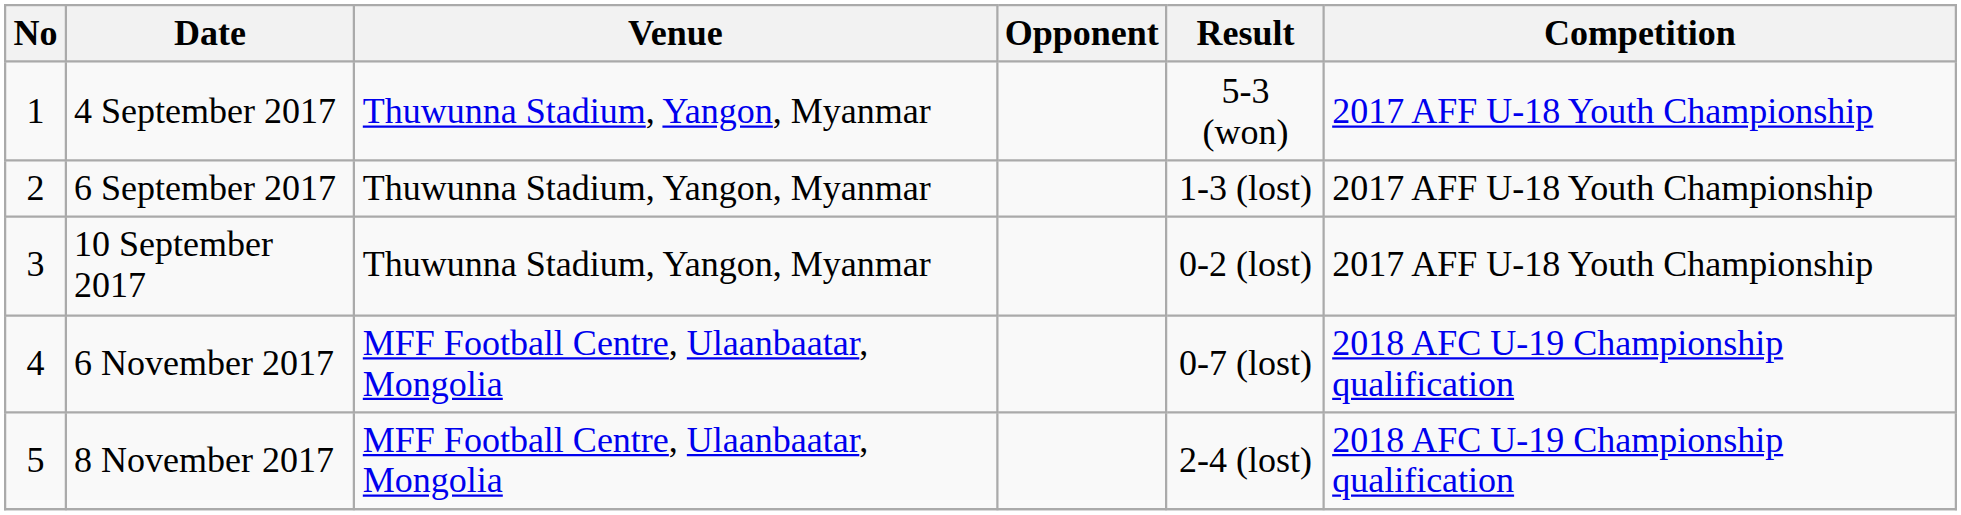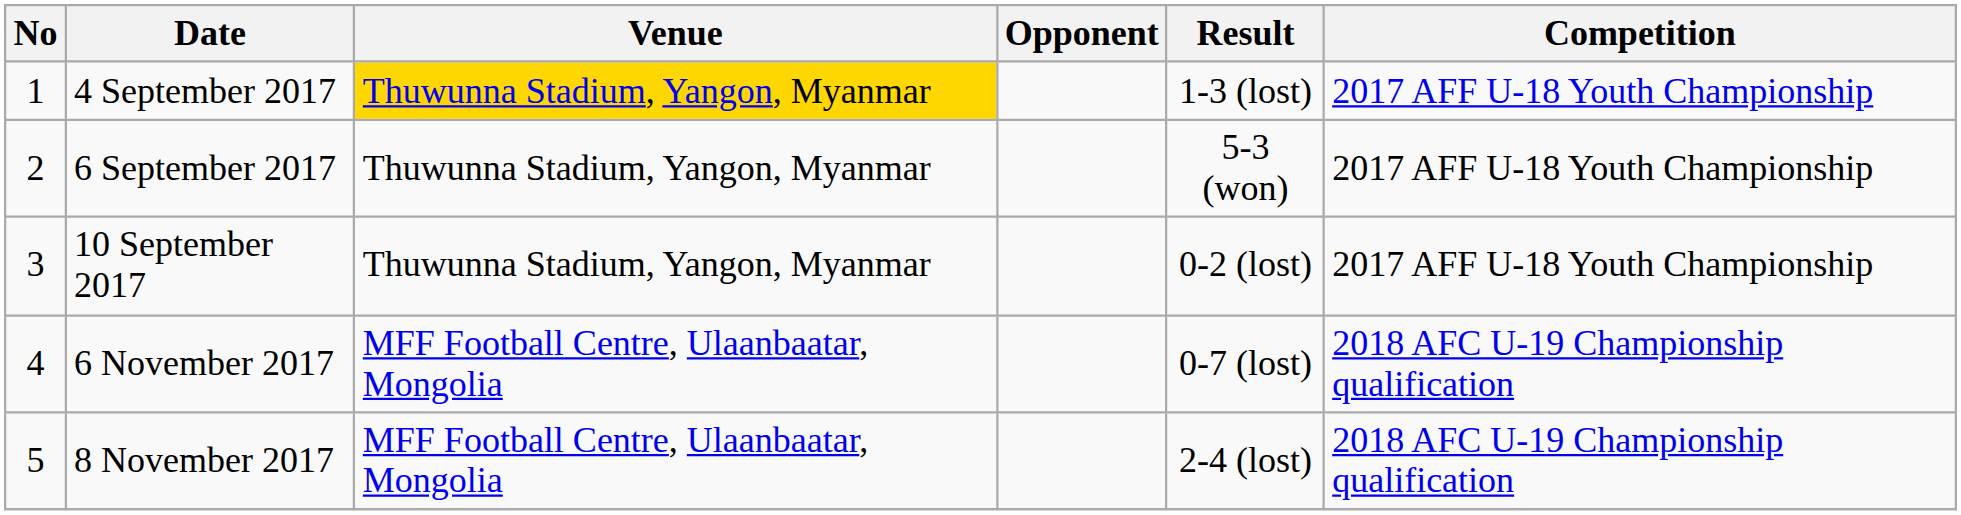(647, 110) no background -> (647, 90) gold background
(1245, 110) 5-3 (won) -> (1245, 90) 1-3 (lost)
(1245, 187) 1-3 (lost) -> (1245, 167) 5-3 (won)
